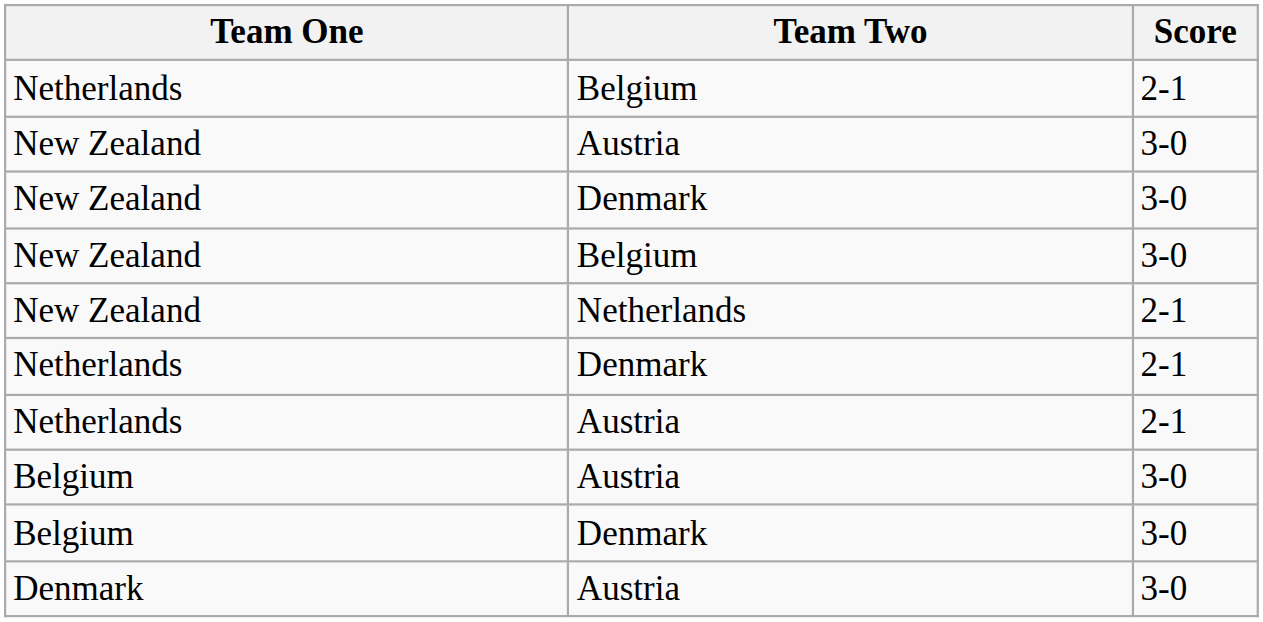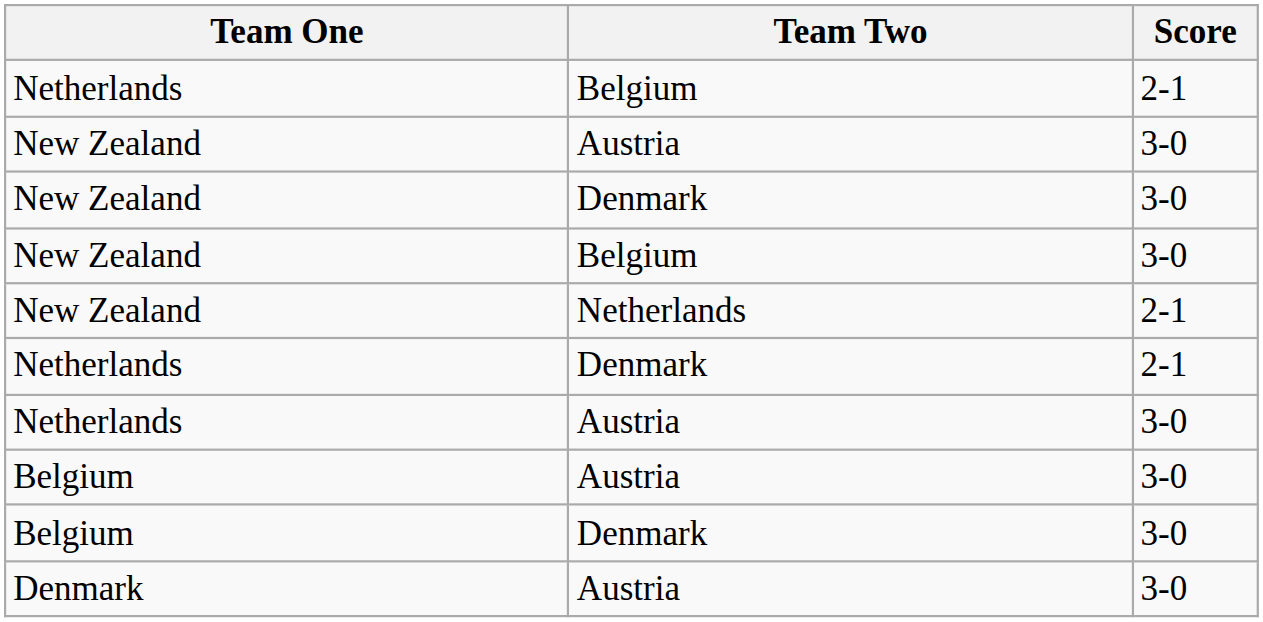(1164, 421) 2-1 -> (1164, 421) 3-0
